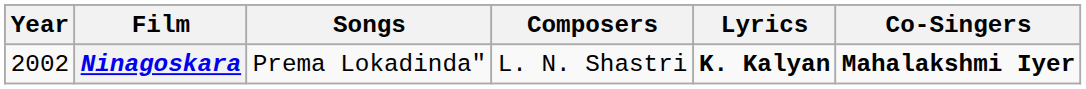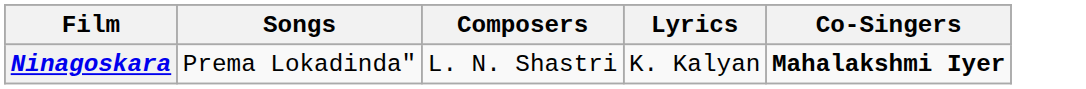- column: (40, 25)
(765, 64) bold -> (695, 64) normal
